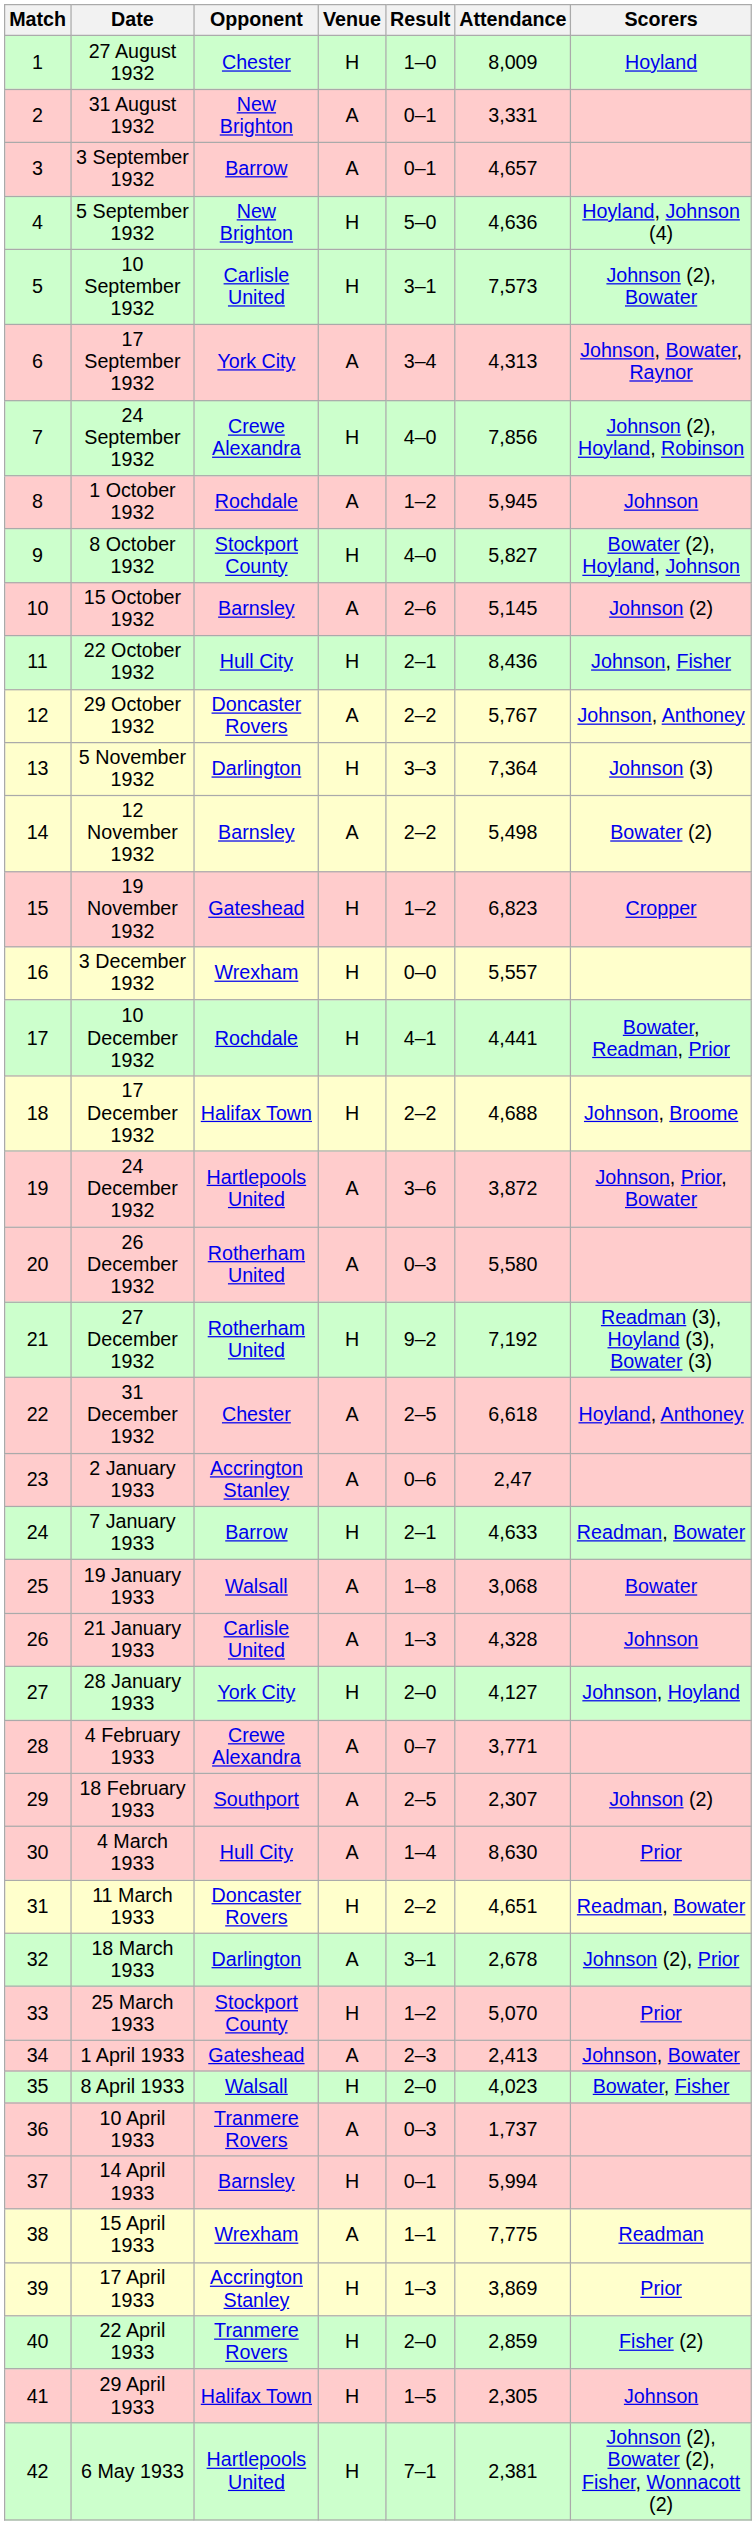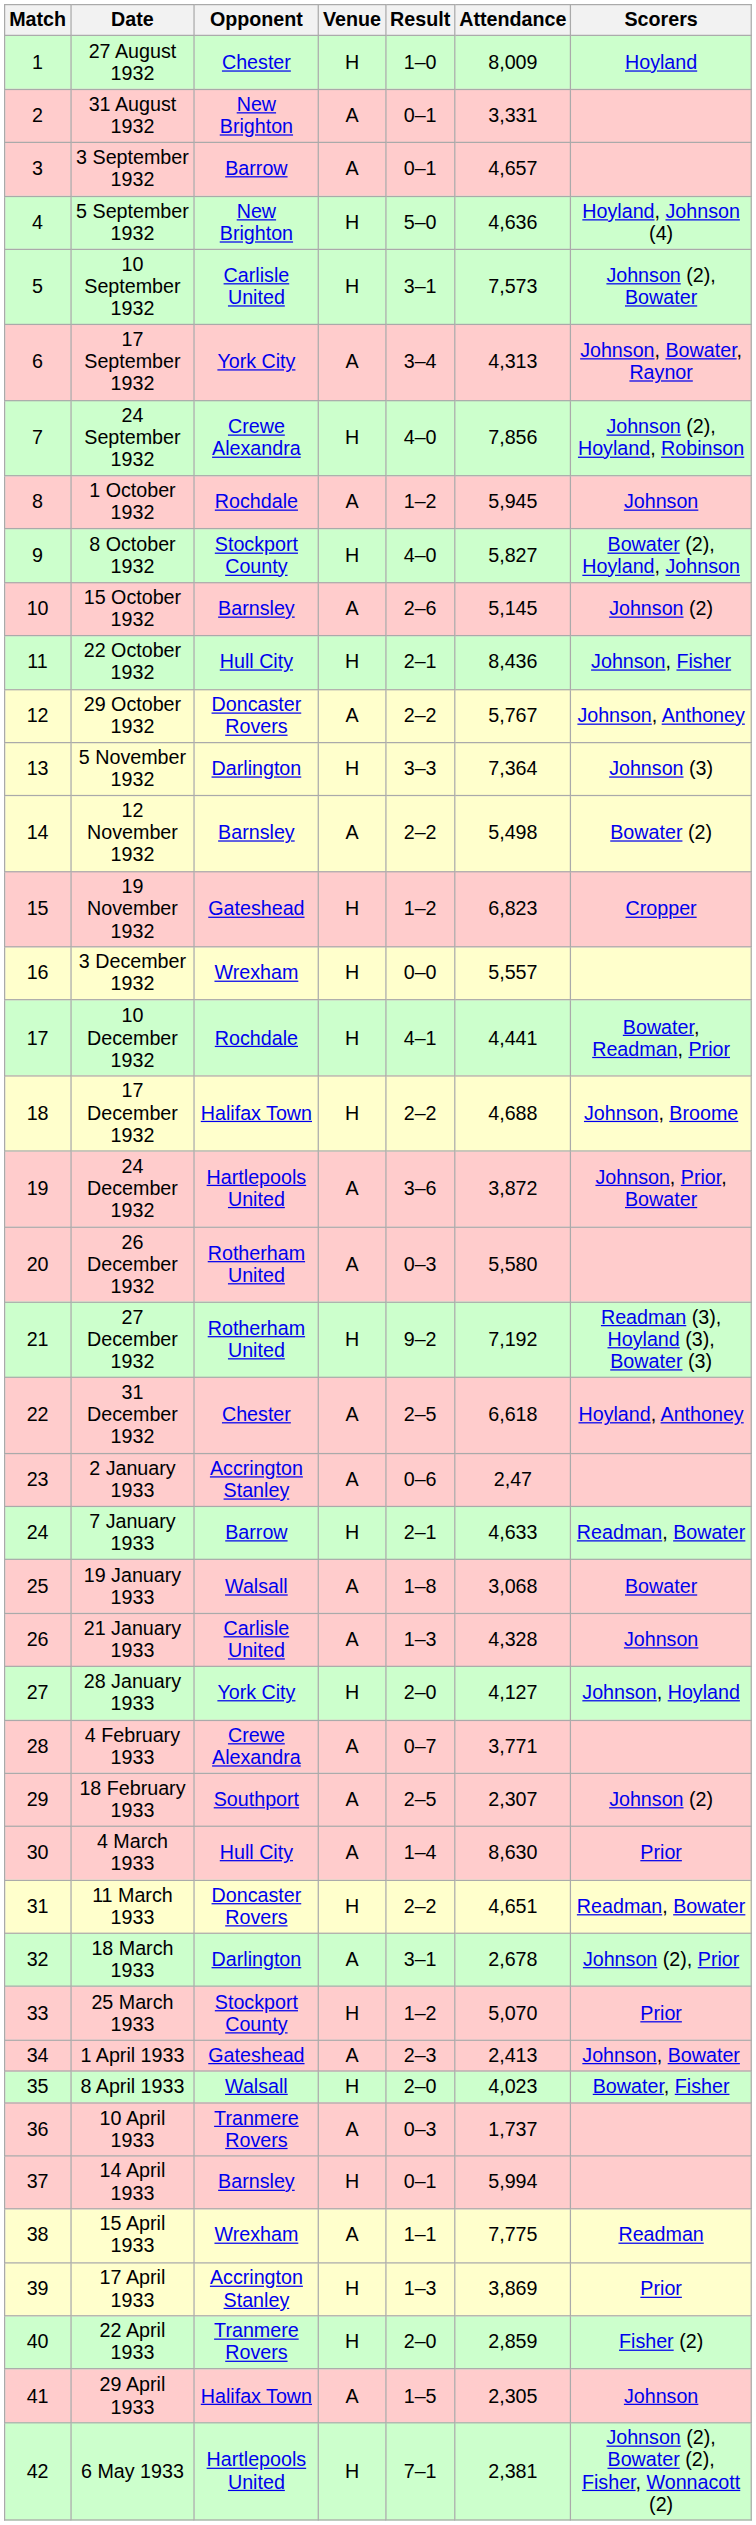(352, 2395) H -> (352, 2395) A
